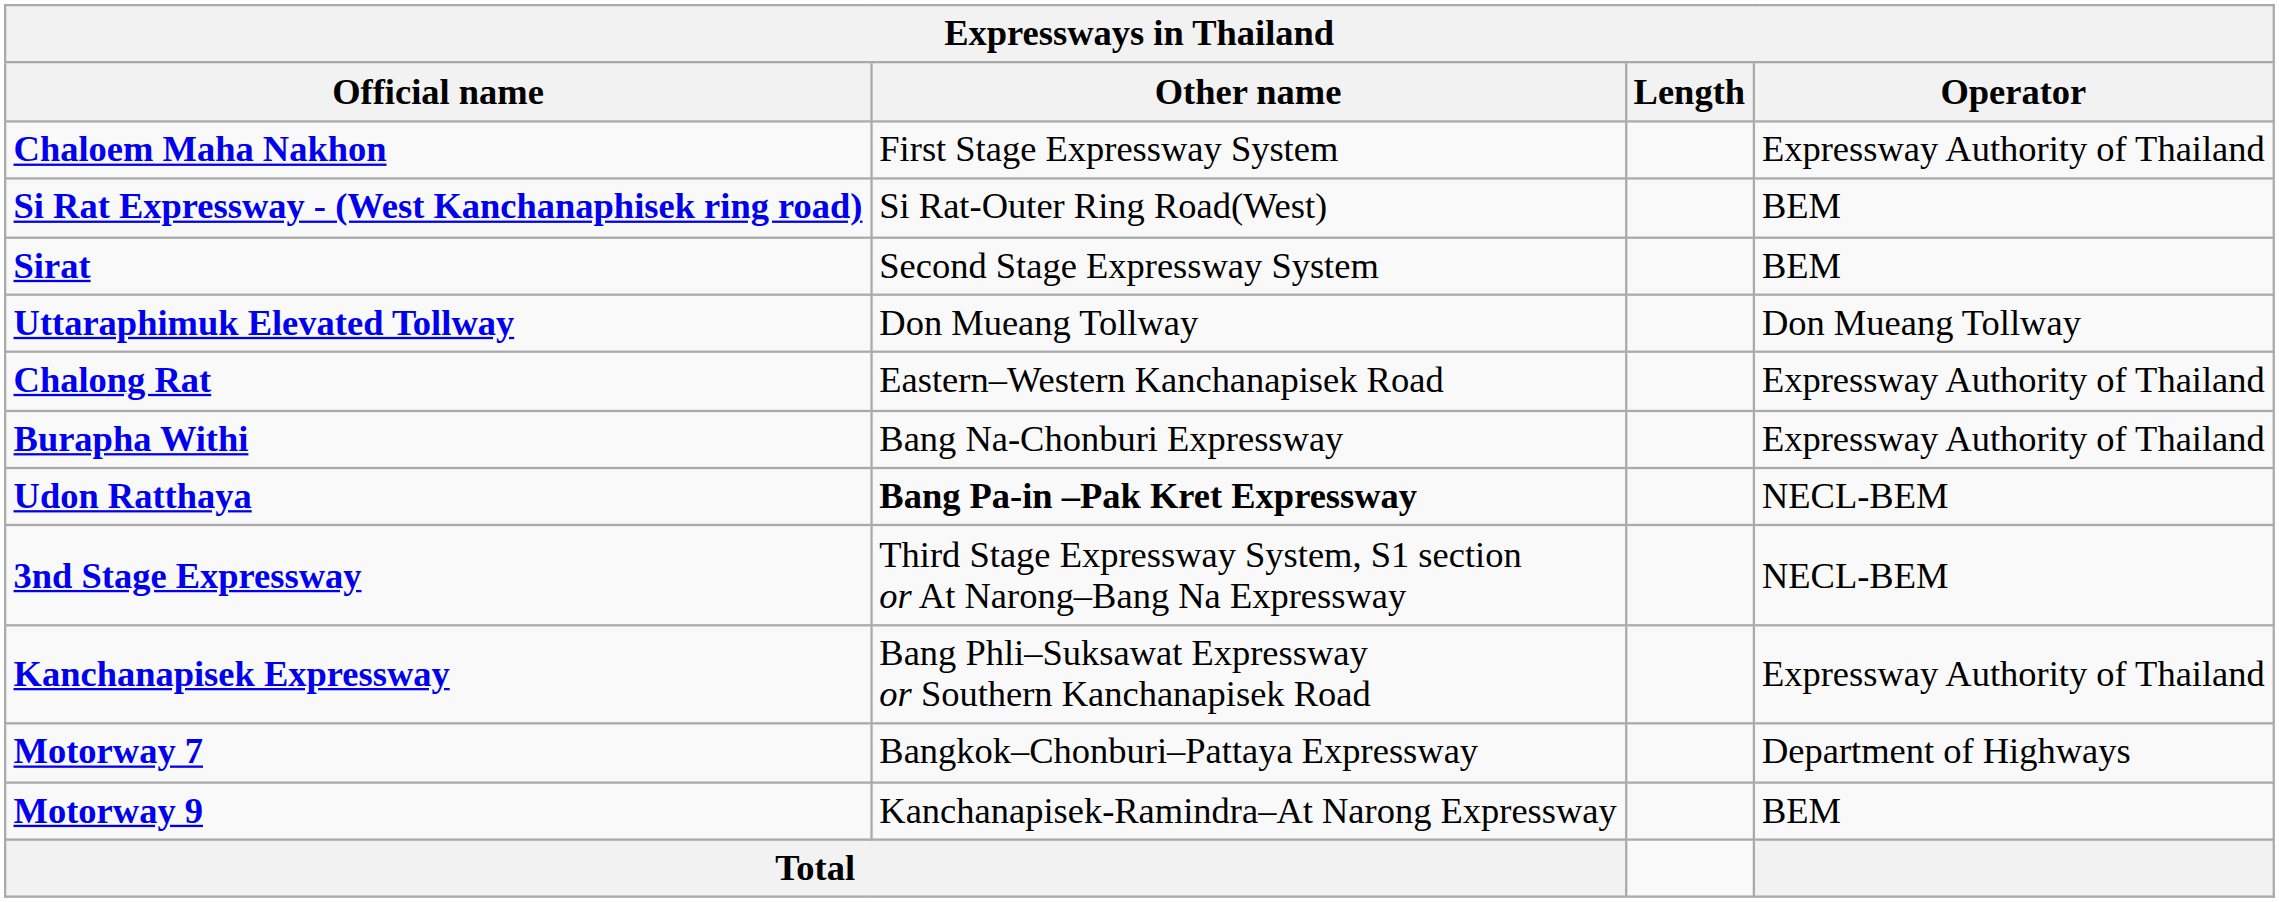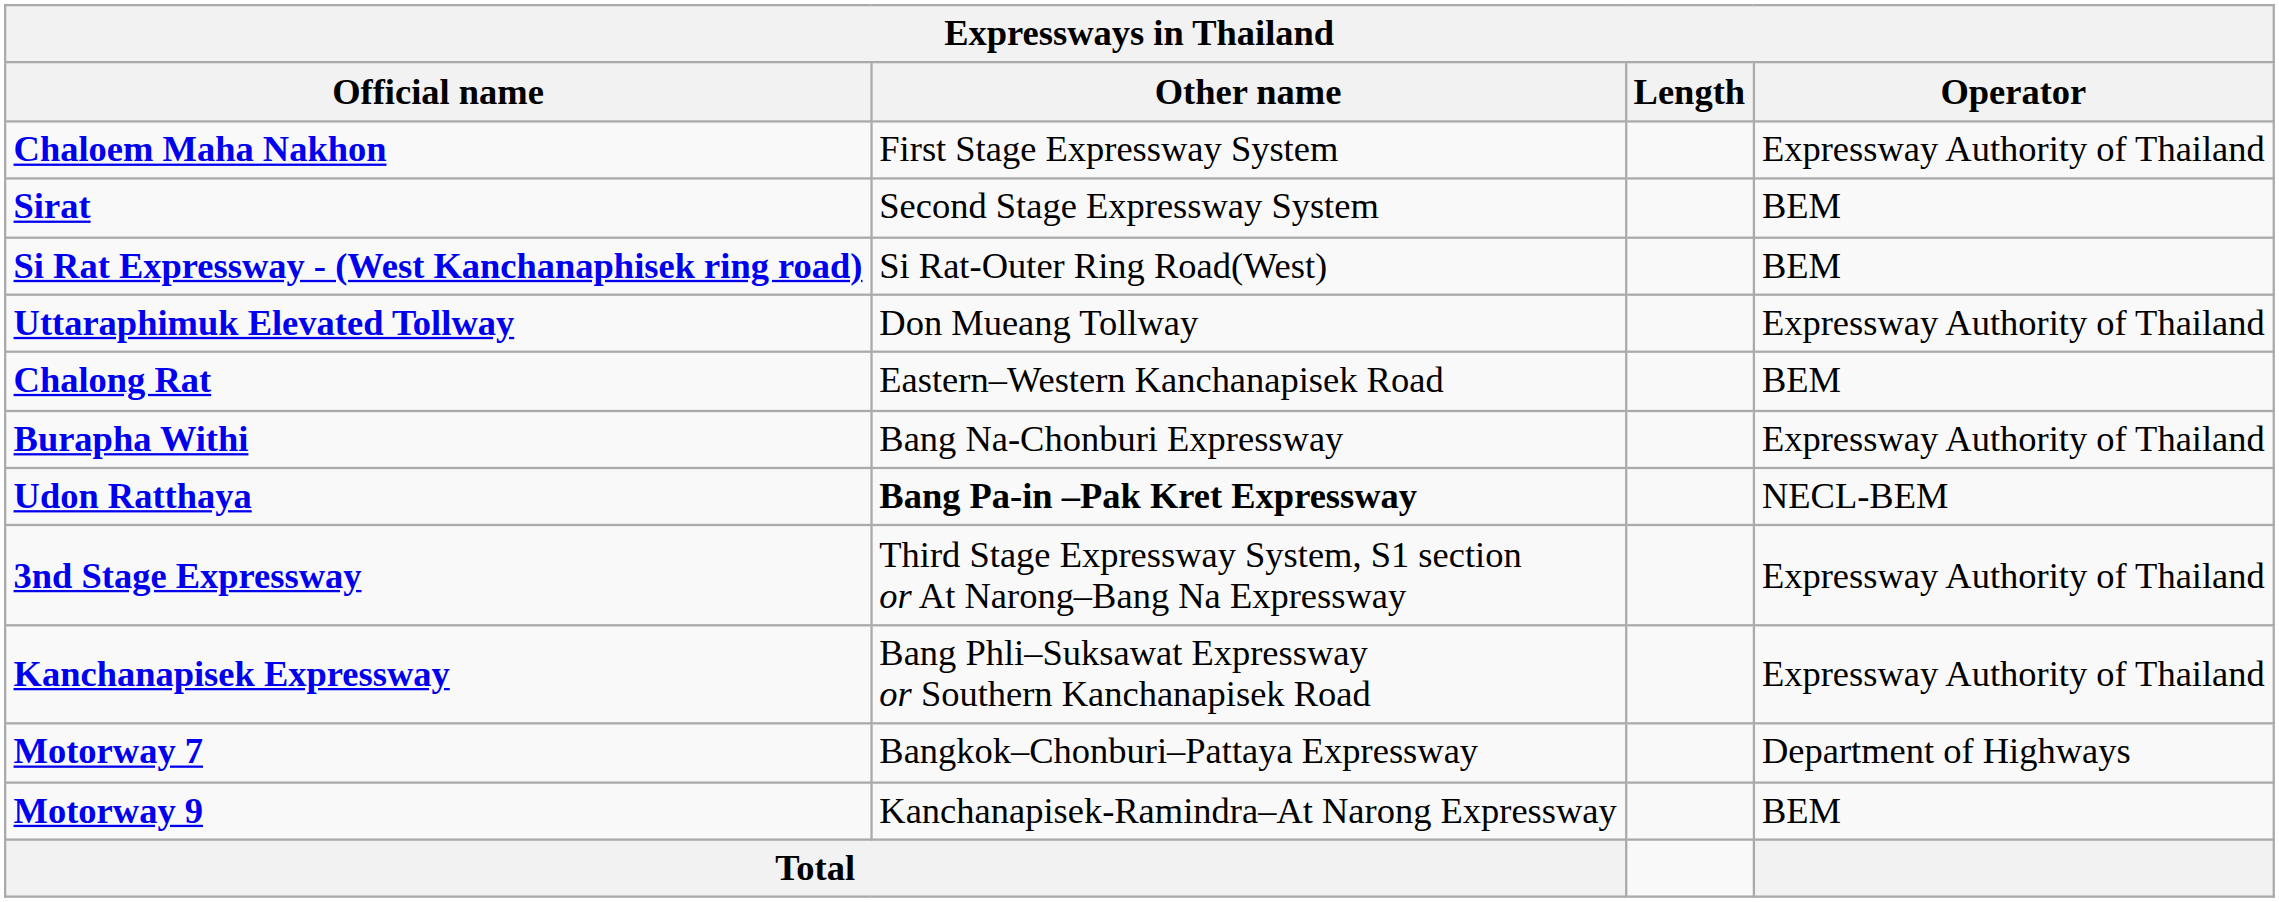rows swapped: (52, 264) <-> (438, 206)
(1921, 322) Don Mueang Tollway -> (2013, 322) Expressway Authority of Thailand
(2013, 380) Expressway Authority of Thailand -> (1801, 380) BEM
(1855, 574) NECL-BEM -> (2013, 574) Expressway Authority of Thailand
